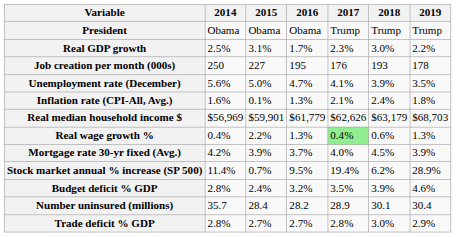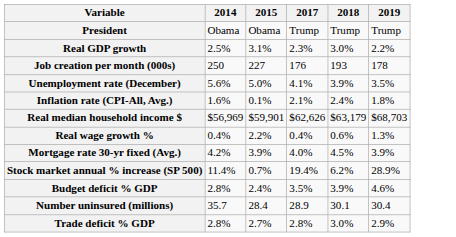- column: (307, 13)
(342, 135) lightgreen background -> (301, 135) no background
